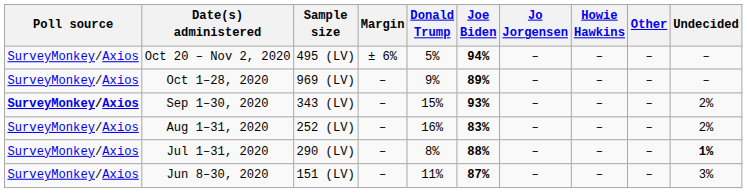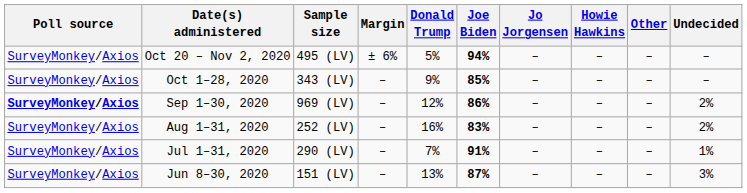(326, 80) 969 (LV) -> (326, 80) 343 (LV)
(478, 80) 89% -> (478, 80) 85%
(326, 104) 343 (LV) -> (326, 104) 969 (LV)
(432, 104) 15% -> (432, 104) 12%
(478, 104) 93% -> (478, 104) 86%
(432, 151) 8% -> (432, 151) 7%
(478, 151) 88% -> (478, 151) 91%
(706, 151) bold -> (706, 151) normal
(432, 175) 11% -> (432, 175) 13%
